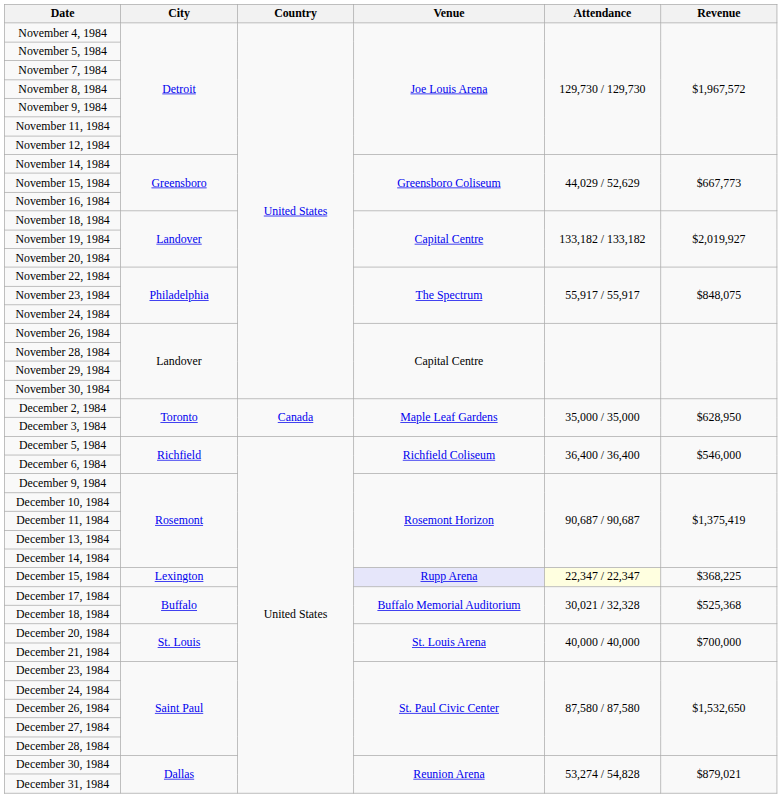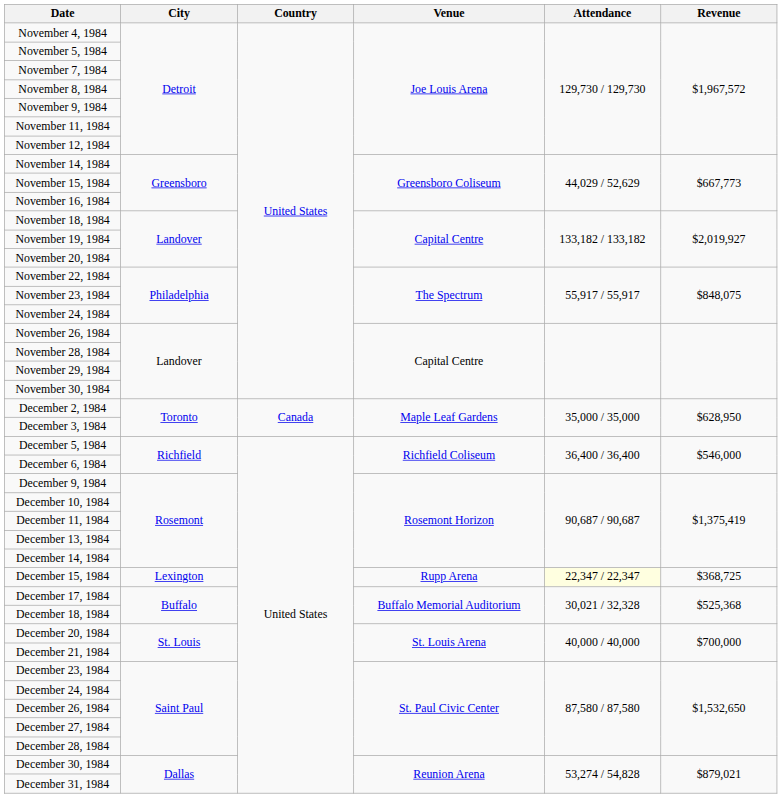(449, 577) lavender background -> (449, 577) no background
(719, 577) $368,225 -> (719, 577) $368,725
